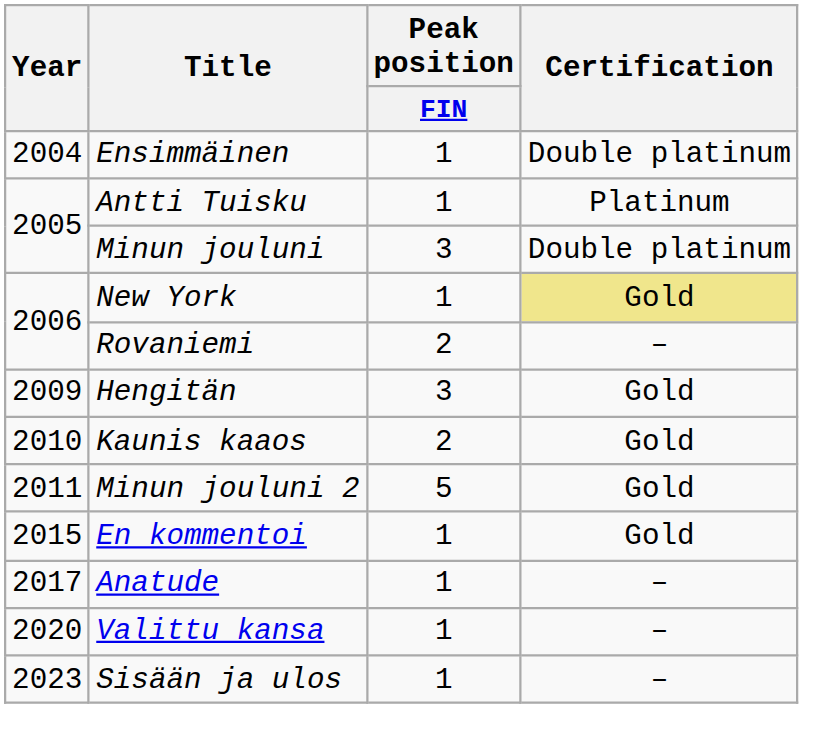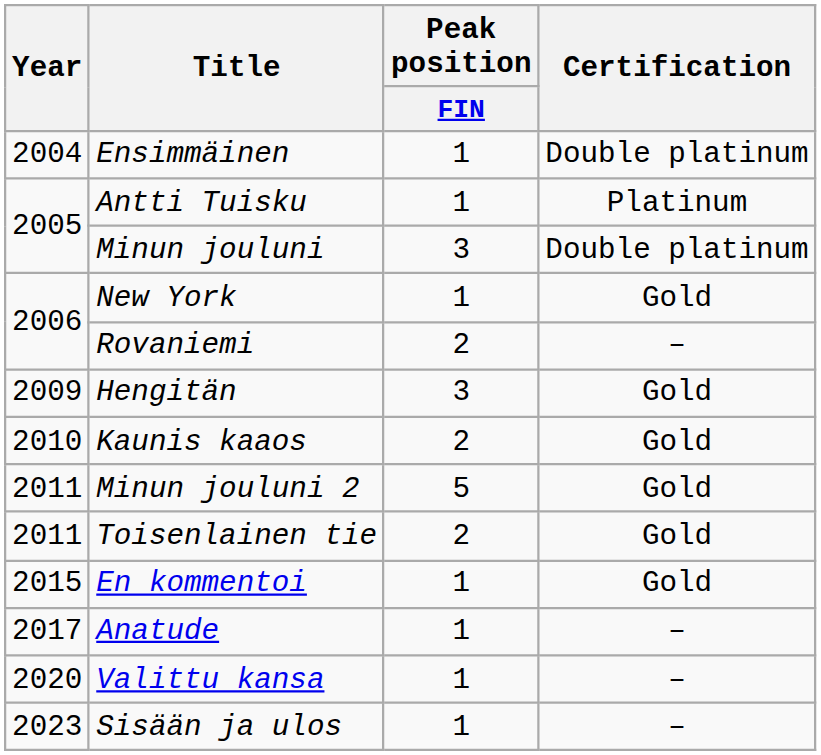(659, 298) khaki background -> (677, 298) no background
+ row: (237, 536)
